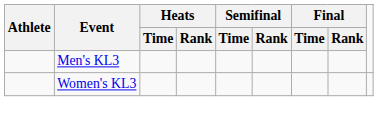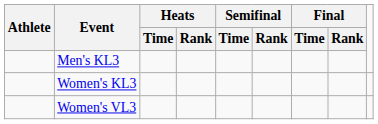+ row: (97, 107)
